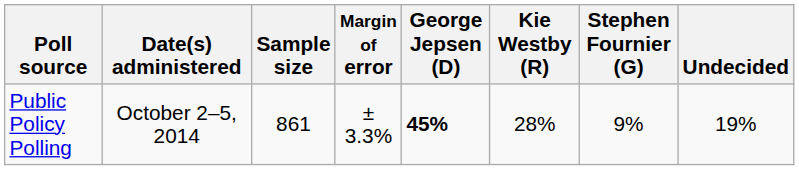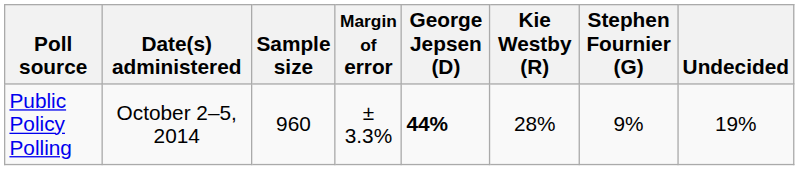(293, 124) 861 -> (293, 124) 960
(427, 124) 45% -> (427, 124) 44%
